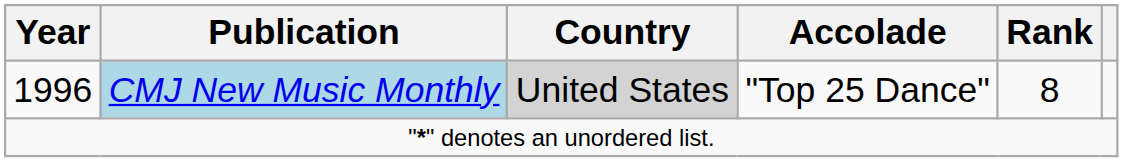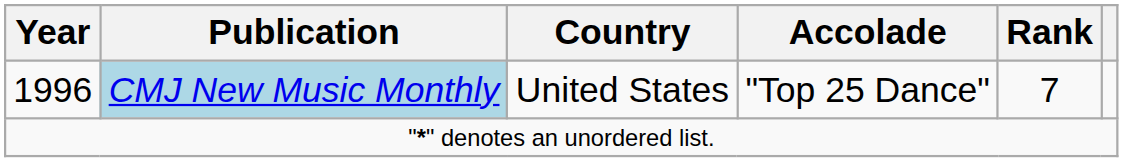(622, 88) lightgrey background -> (622, 88) no background
(1050, 88) 8 -> (1050, 88) 7
